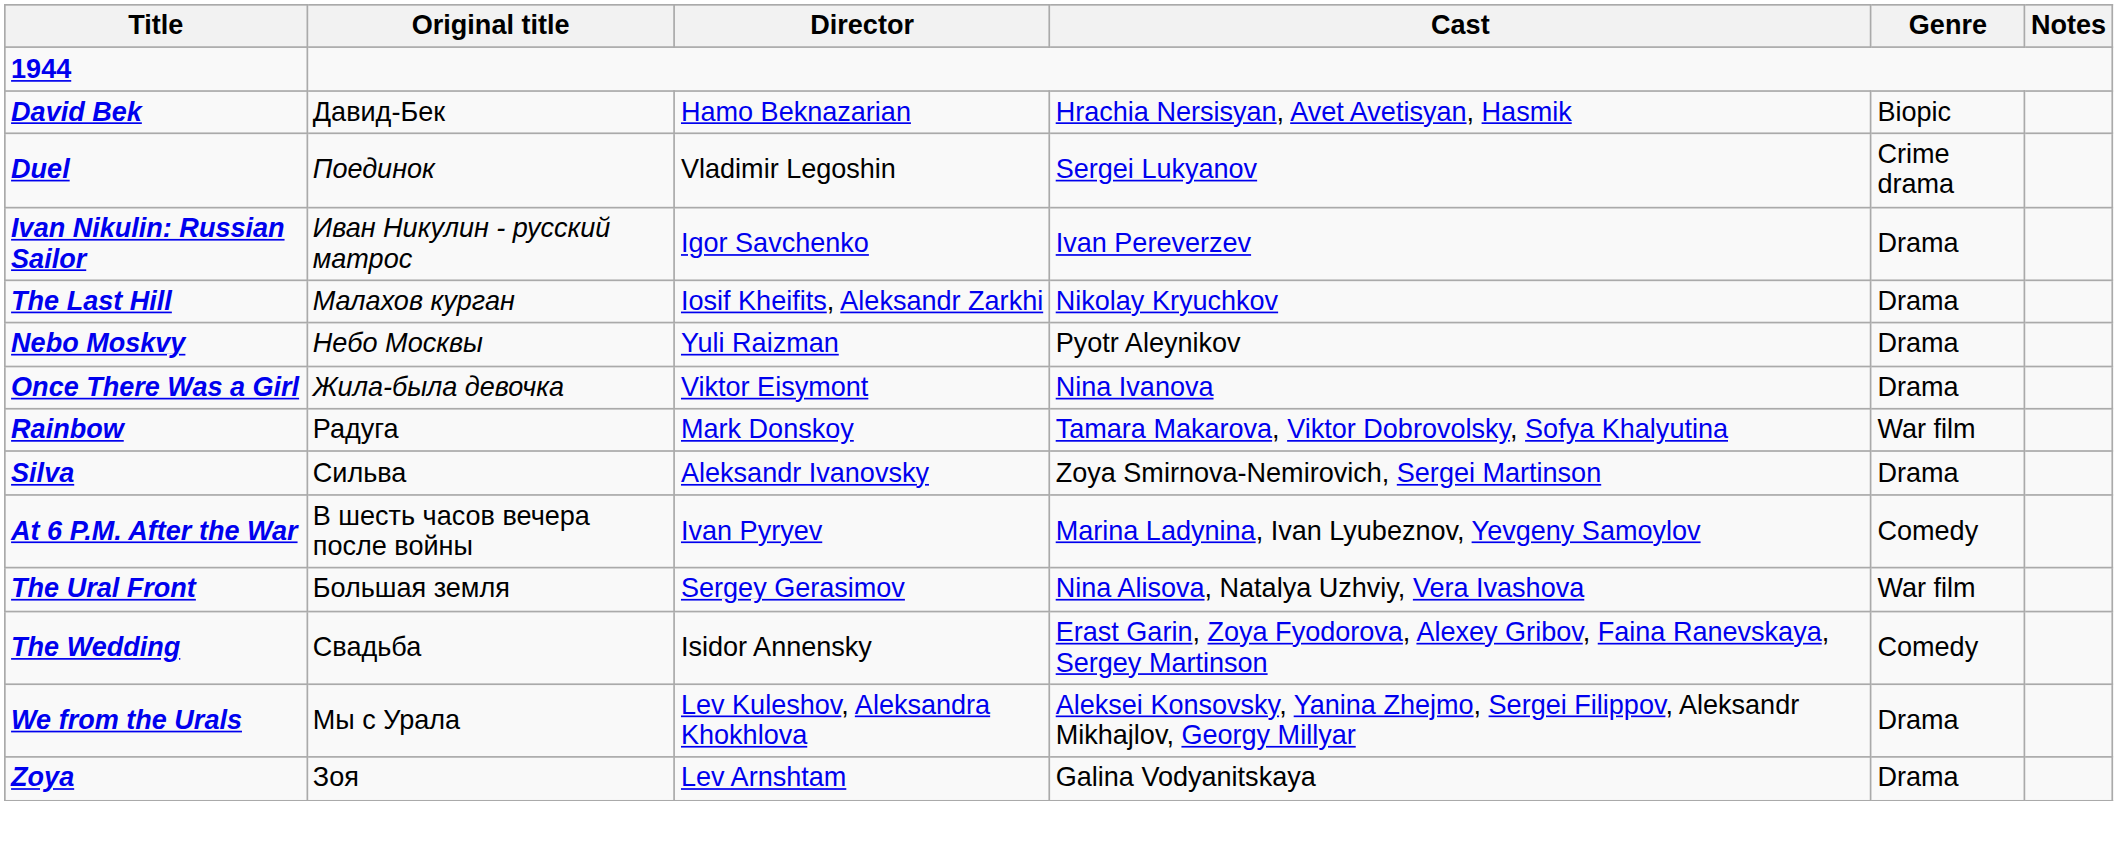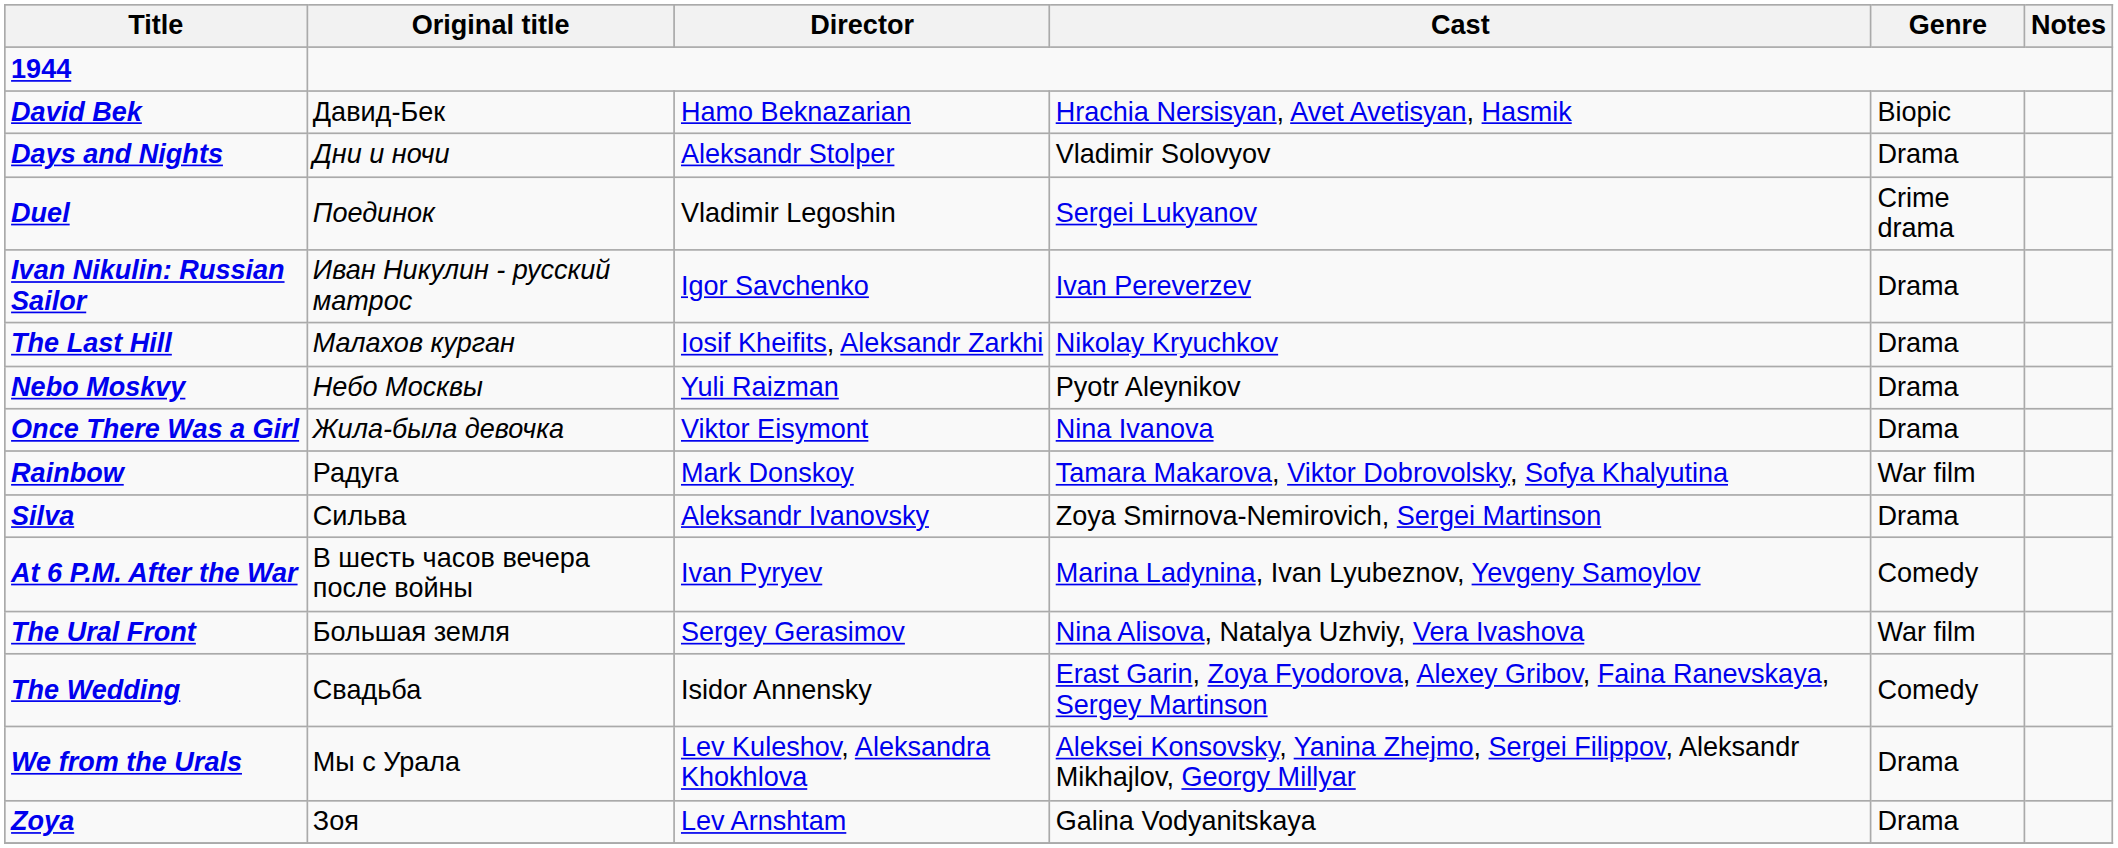+ row: (117, 154)
